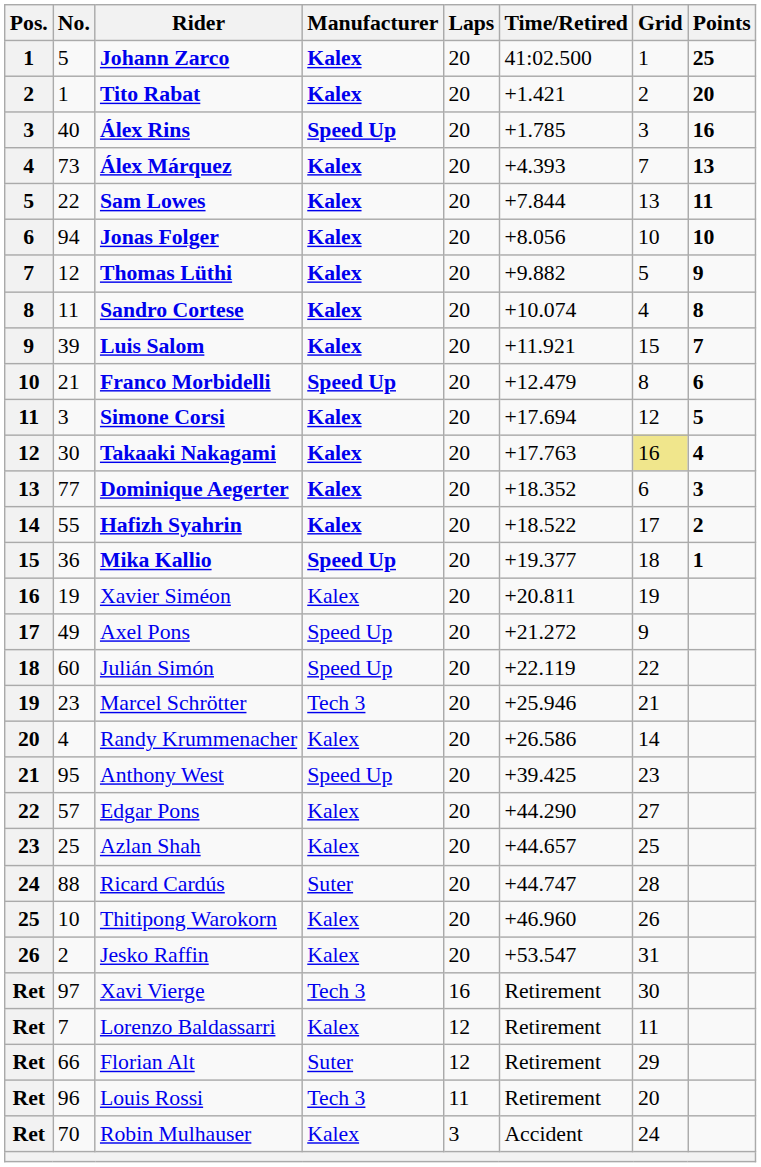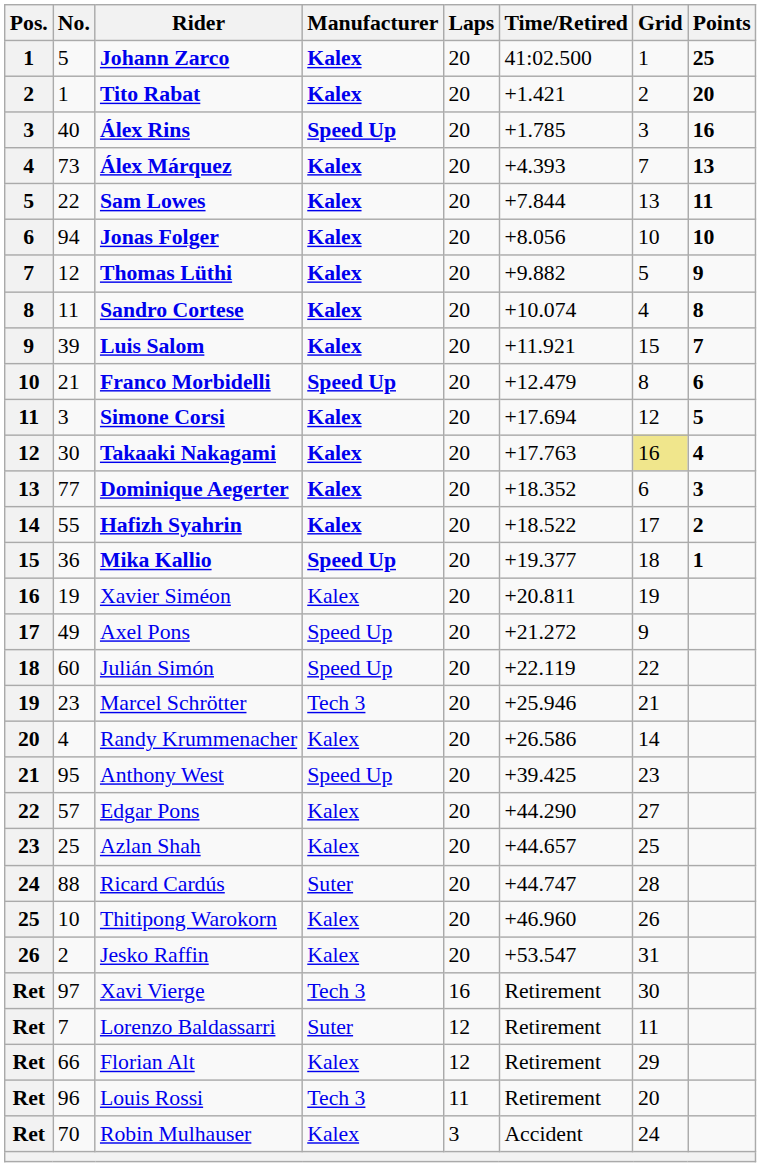(333, 1026) Kalex -> (330, 1026) Suter
(330, 1061) Suter -> (333, 1061) Kalex
